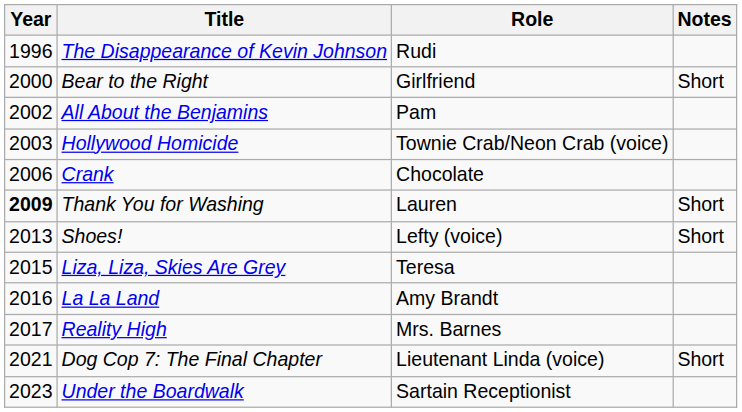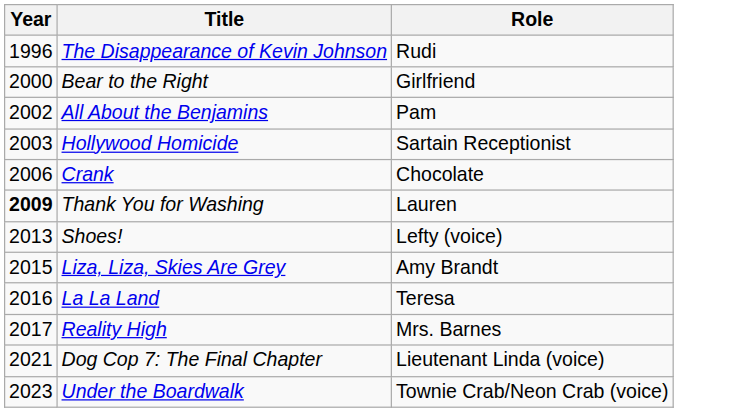- column: (704, 19)
(532, 143) Townie Crab/Neon Crab (voice) -> (483, 143) Sartain Receptionist
(425, 267) Teresa -> (447, 267) Amy Brandt
(447, 298) Amy Brandt -> (425, 298) Teresa
(483, 391) Sartain Receptionist -> (532, 391) Townie Crab/Neon Crab (voice)
